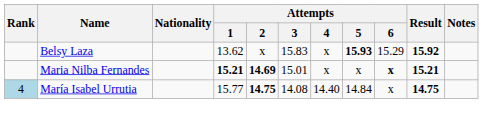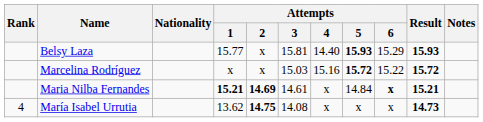(230, 51) 13.62 -> (230, 51) 15.77
(294, 51) 15.83 -> (294, 51) 15.81
(326, 51) x -> (326, 51) 14.40
(426, 51) 15.92 -> (426, 51) 15.93
+ row: (90, 70)
(294, 70) 15.01 -> (294, 88) 14.61
(359, 70) x -> (359, 88) 14.84
(21, 88) lightblue background -> (21, 107) no background
(230, 88) 15.77 -> (230, 107) 13.62
(326, 88) 14.40 -> (326, 107) x
(359, 88) 14.84 -> (359, 107) x
(426, 88) 14.75 -> (426, 107) 14.73
